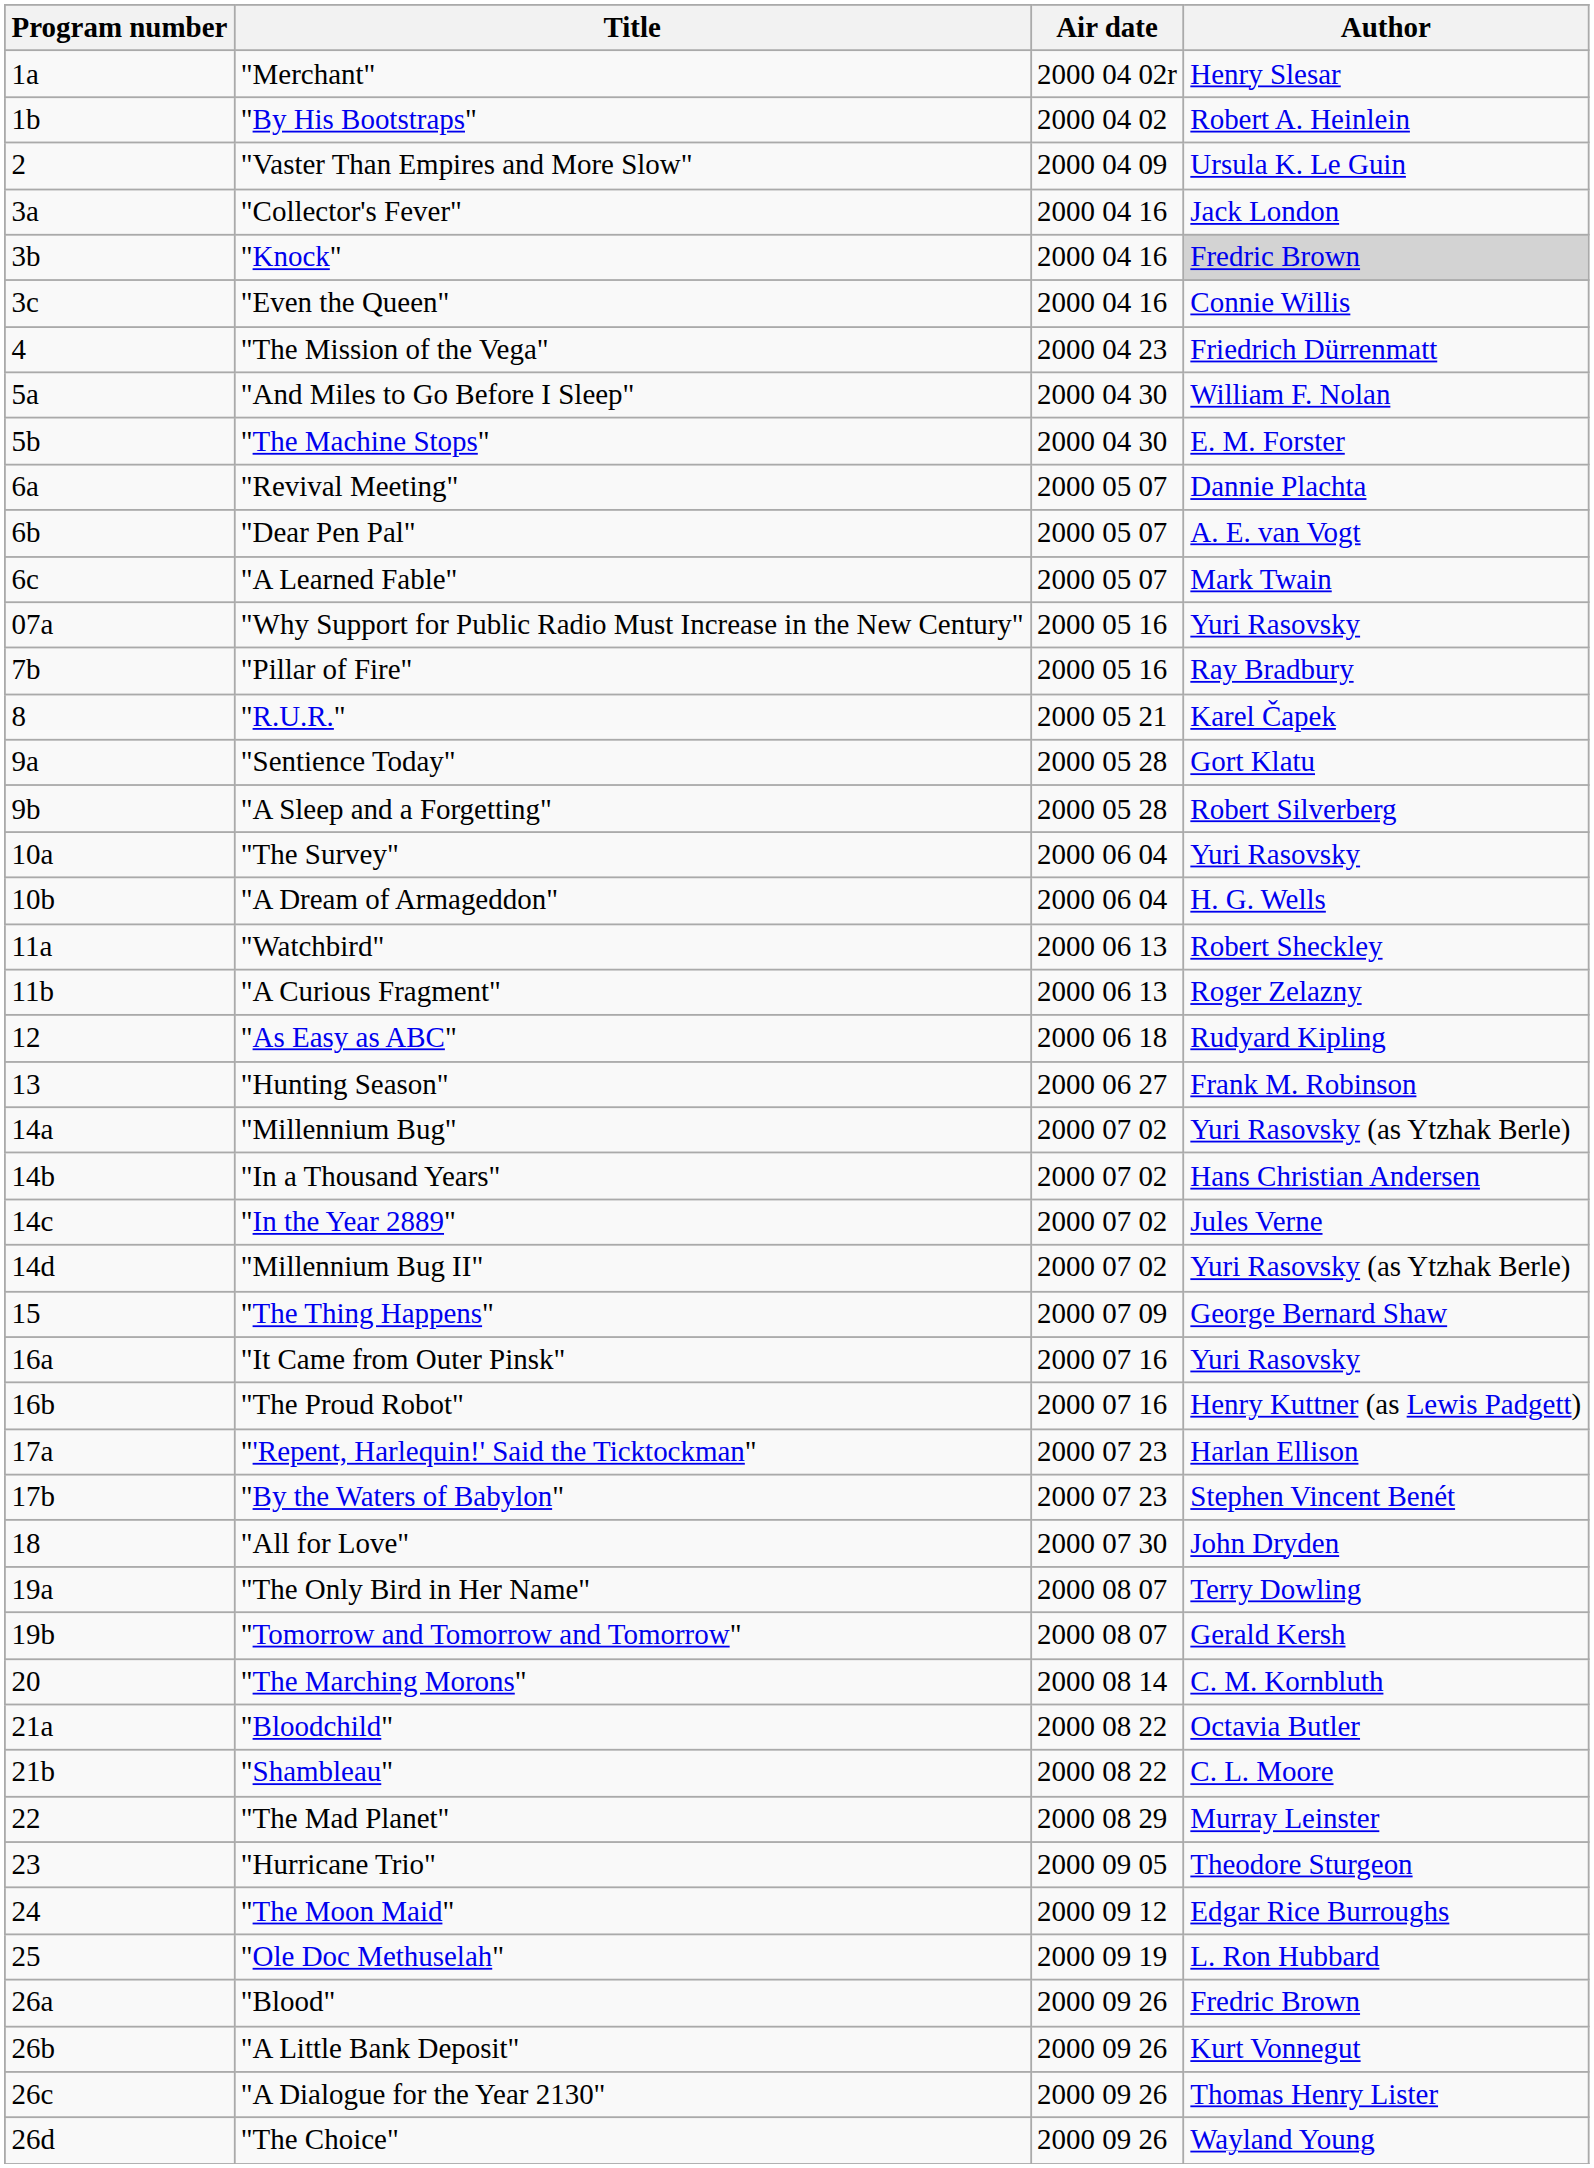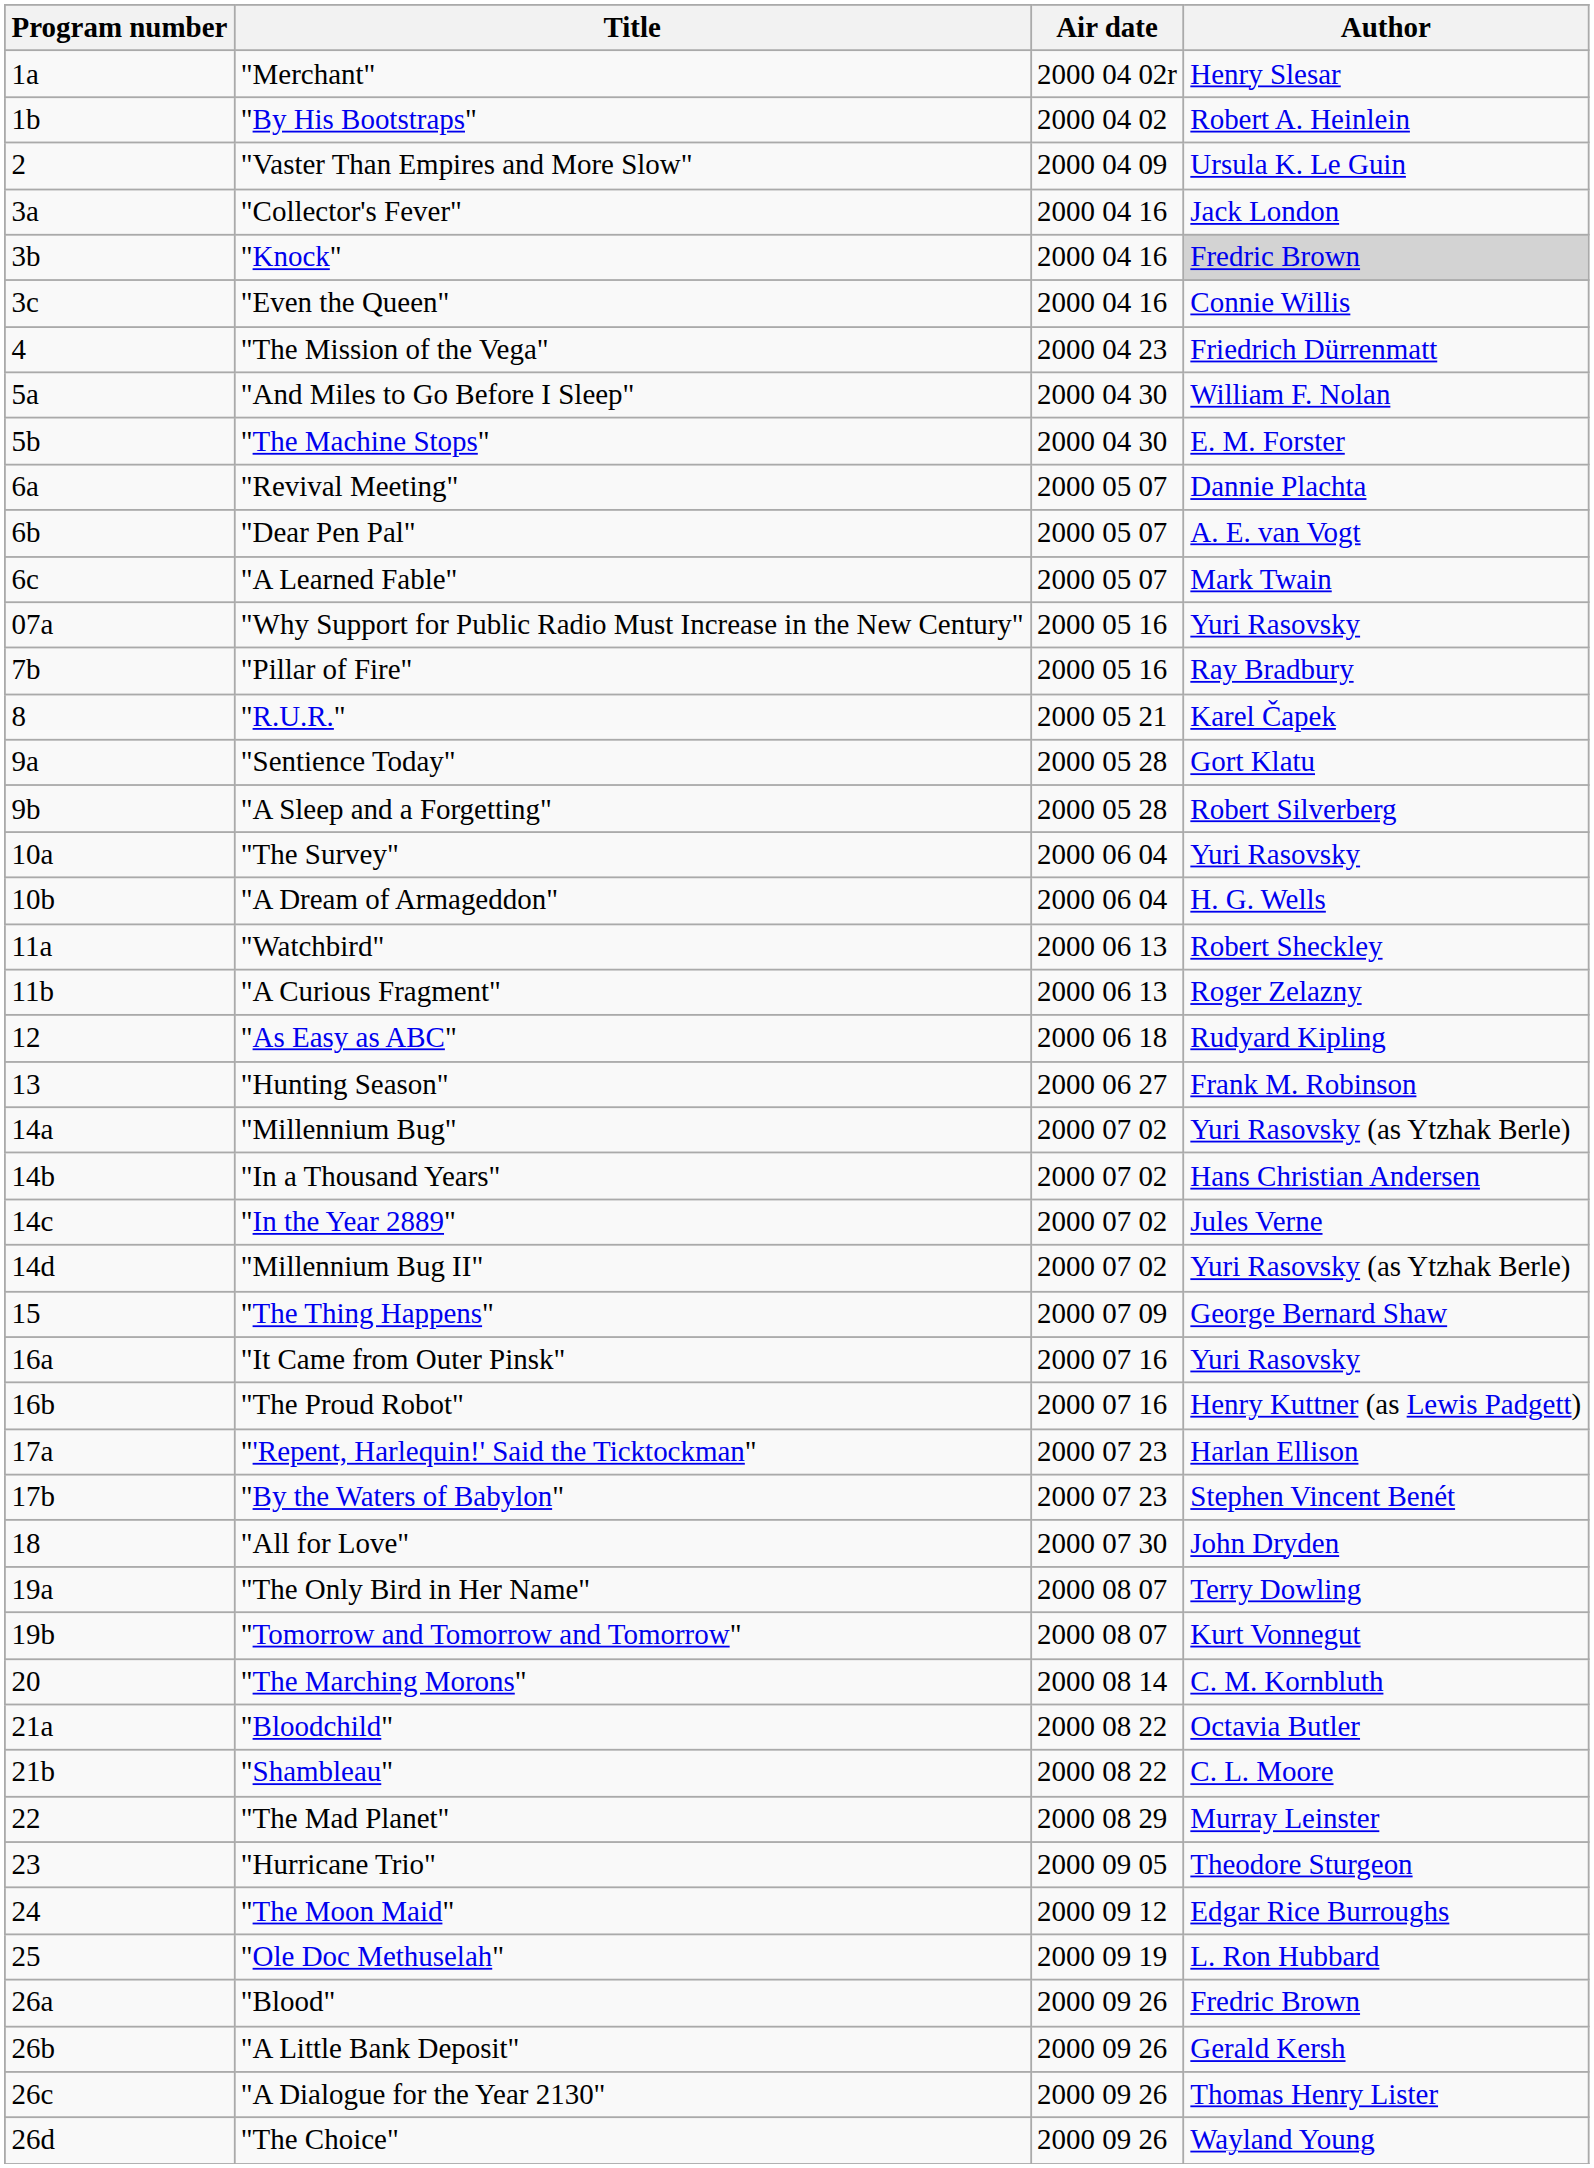(1268, 1634) Gerald Kersh -> (1275, 1634) Kurt Vonnegut
(1275, 2048) Kurt Vonnegut -> (1268, 2048) Gerald Kersh
